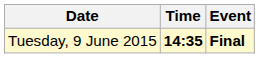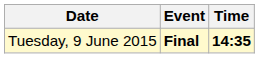columns swapped: (183, 16) <-> (230, 16)
